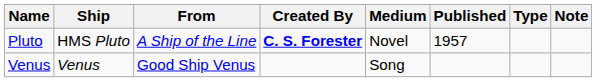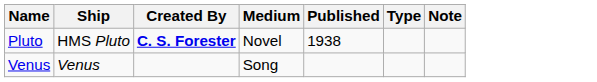- column: (197, 16)
(451, 40) 1957 -> (324, 40) 1938
